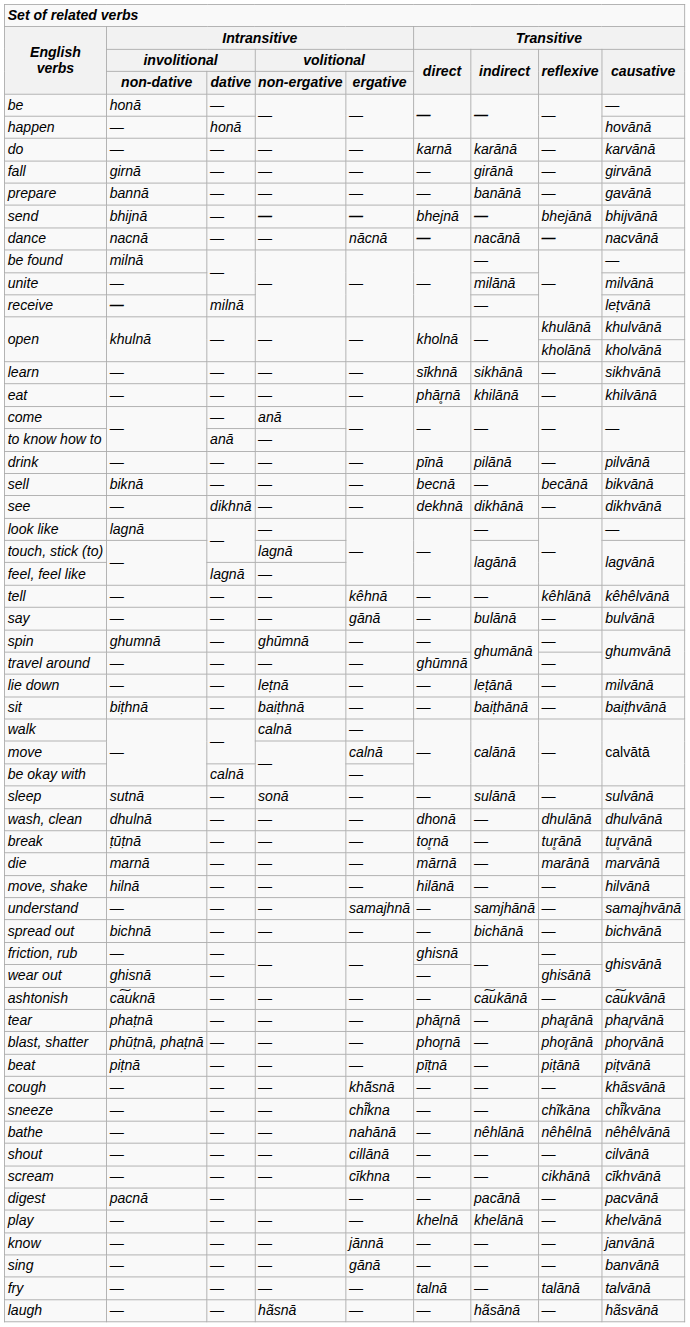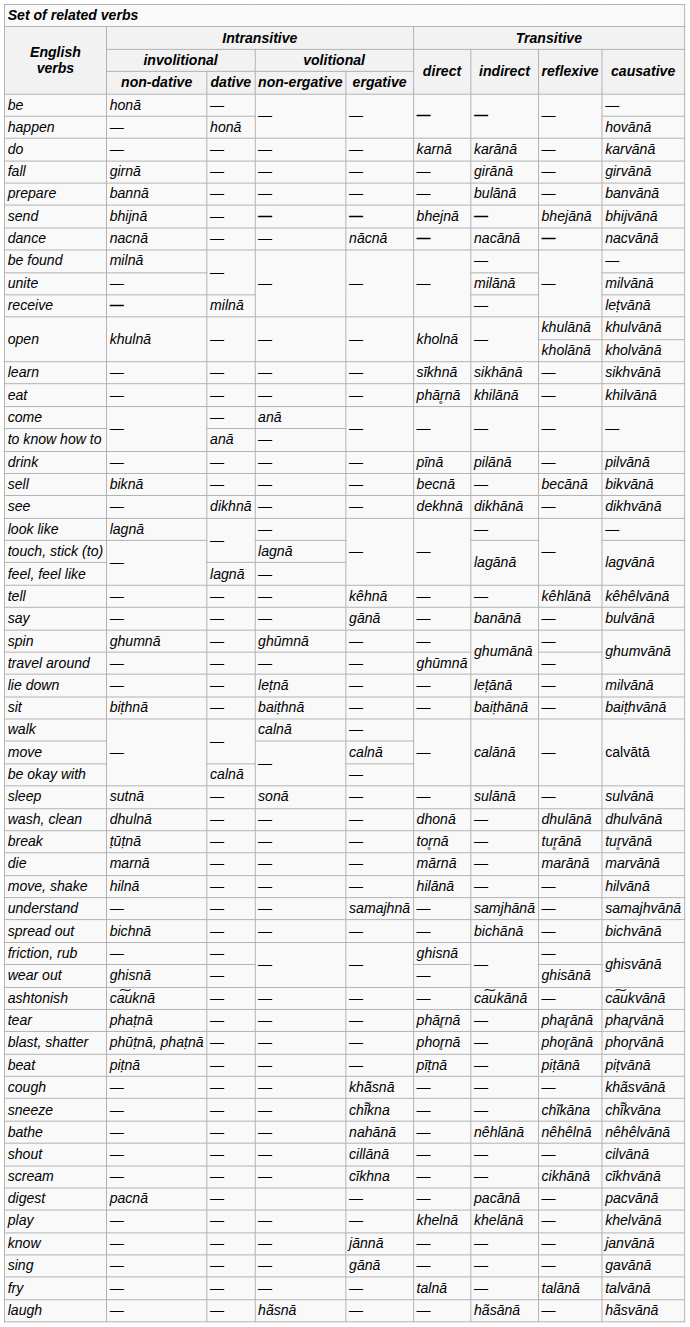(497, 194) banānā -> (495, 194) bulānā
(628, 194) gavānā -> (632, 194) banvānā
(495, 618) bulānā -> (497, 618) banānā
(632, 1266) banvānā -> (628, 1266) gavānā
